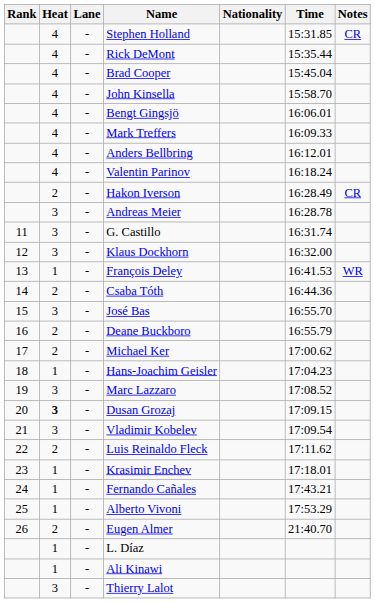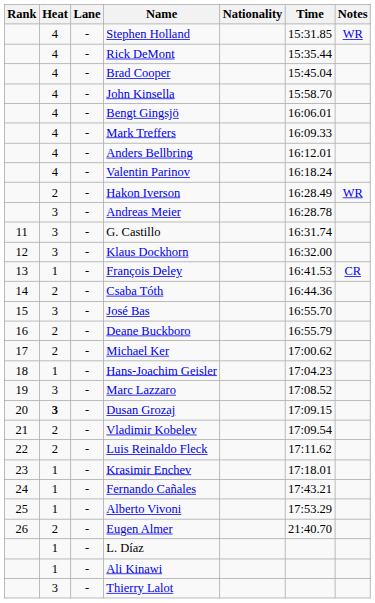(353, 34) CR -> (353, 34) WR
(353, 192) CR -> (353, 192) WR
(353, 271) WR -> (353, 271) CR
(55, 430) 3 -> (55, 430) 2
